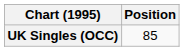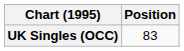(150, 35) 85 -> (150, 35) 83
